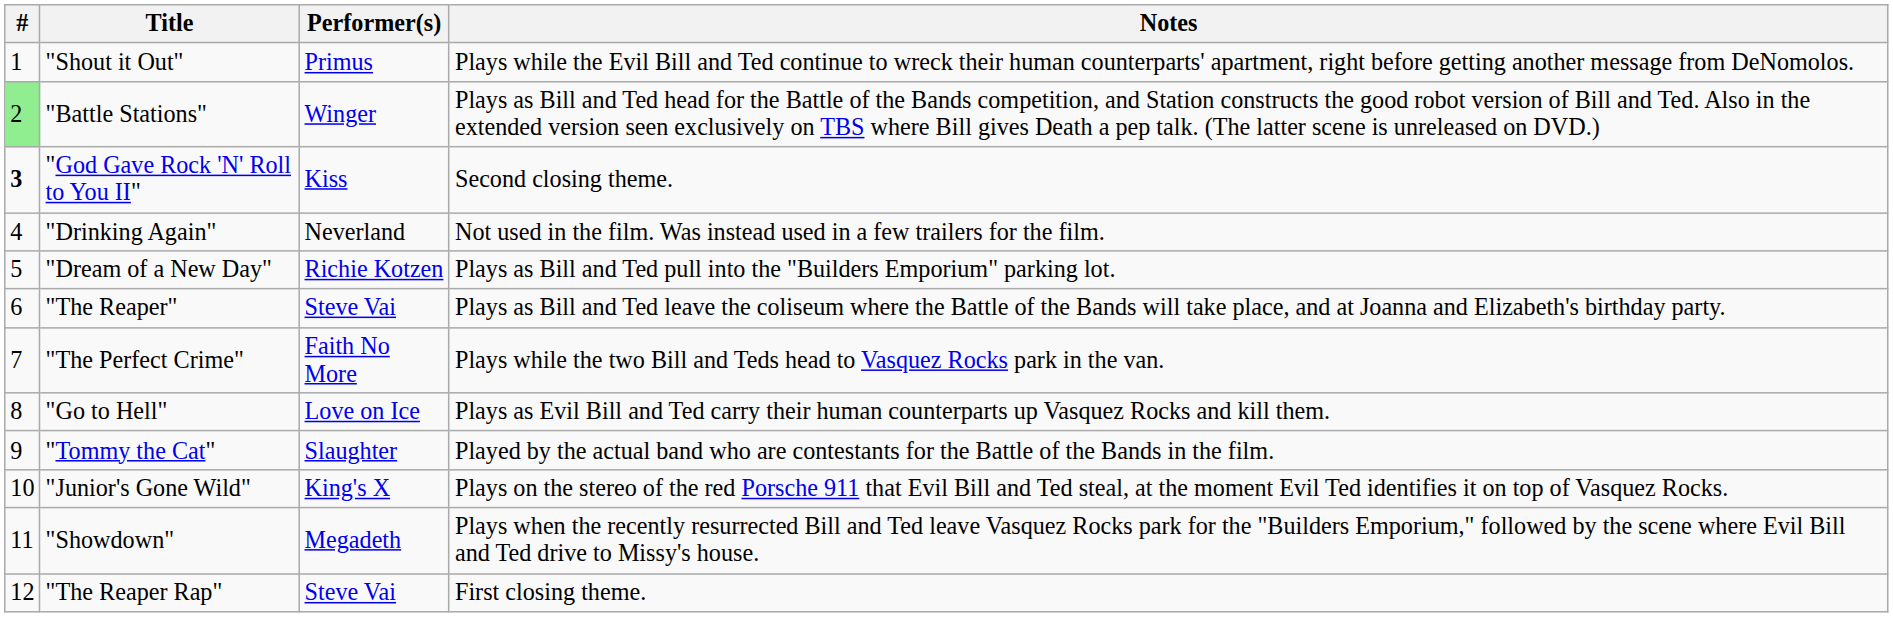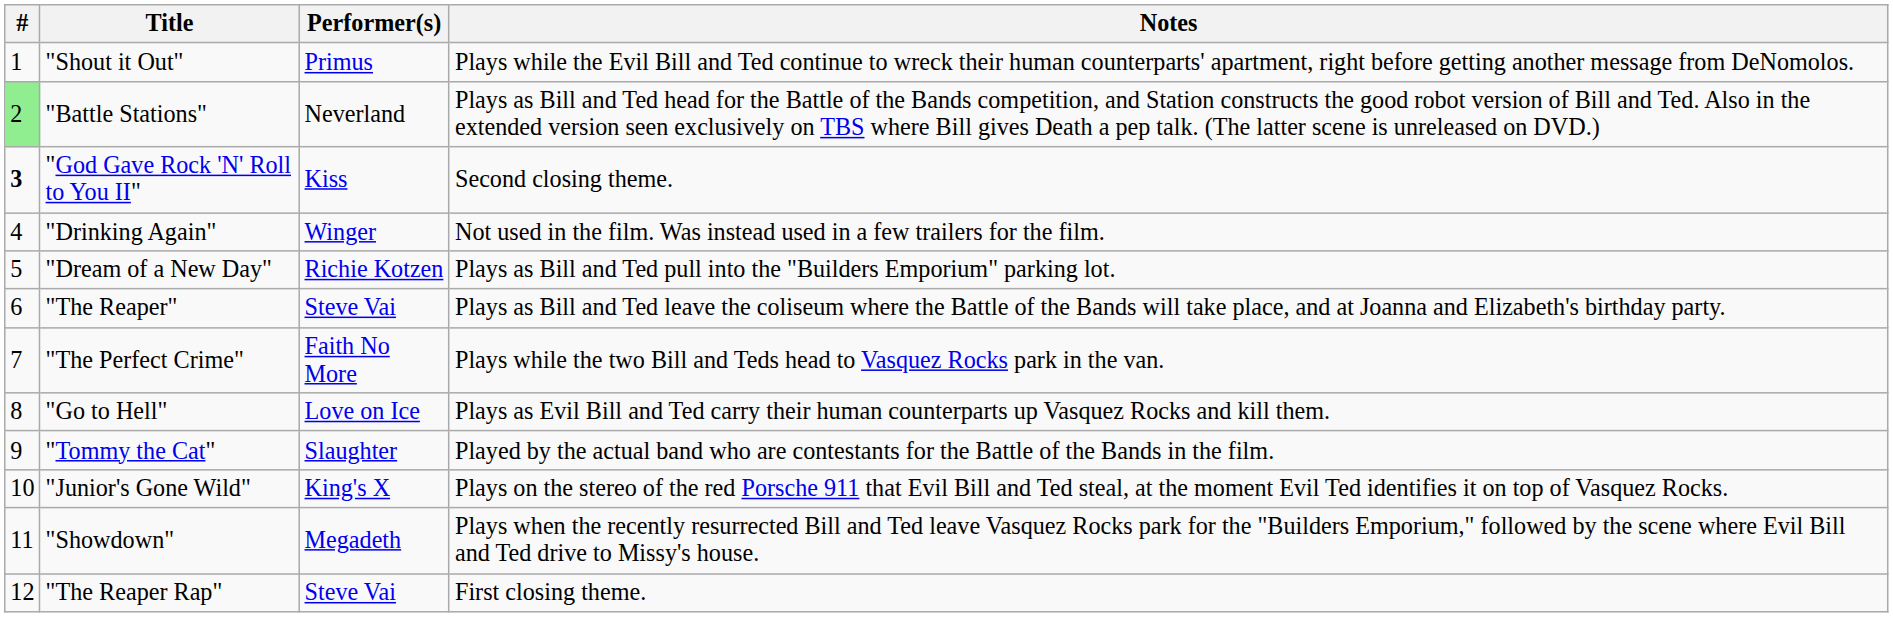(340, 113) Winger -> (355, 113) Neverland
(355, 231) Neverland -> (340, 231) Winger
